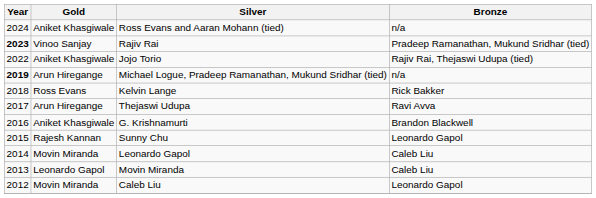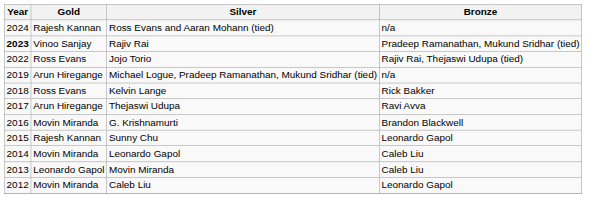(74, 28) Aniket Khasgiwale -> (67, 28) Rajesh Kannan
(74, 59) Aniket Khasgiwale -> (60, 59) Ross Evans
(18, 75) bold -> (18, 75) normal
(74, 122) Aniket Khasgiwale -> (66, 122) Movin Miranda
